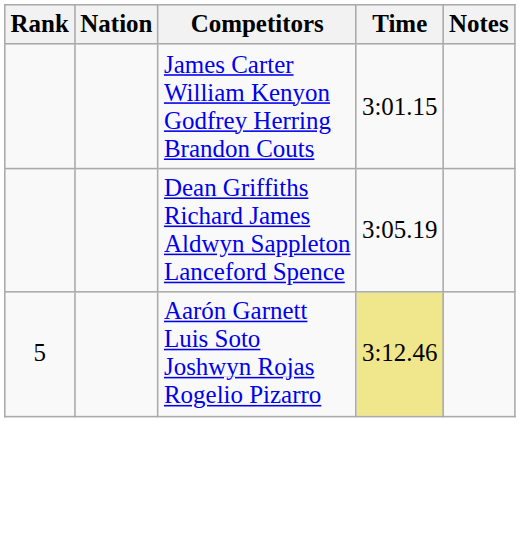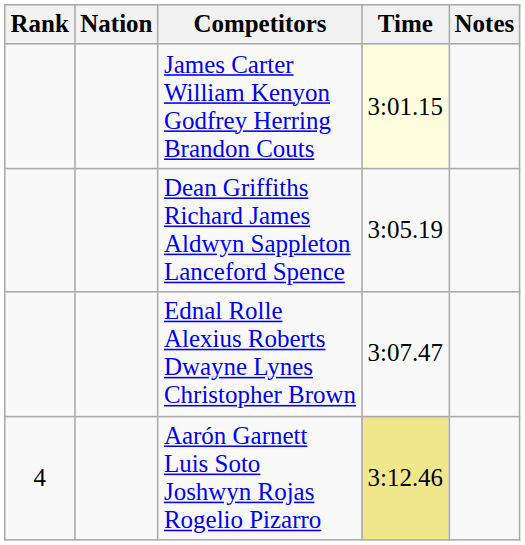(400, 105) no background -> (405, 105) lightyellow background
+ row: (260, 353)
(40, 353) 5 -> (40, 477) 4
